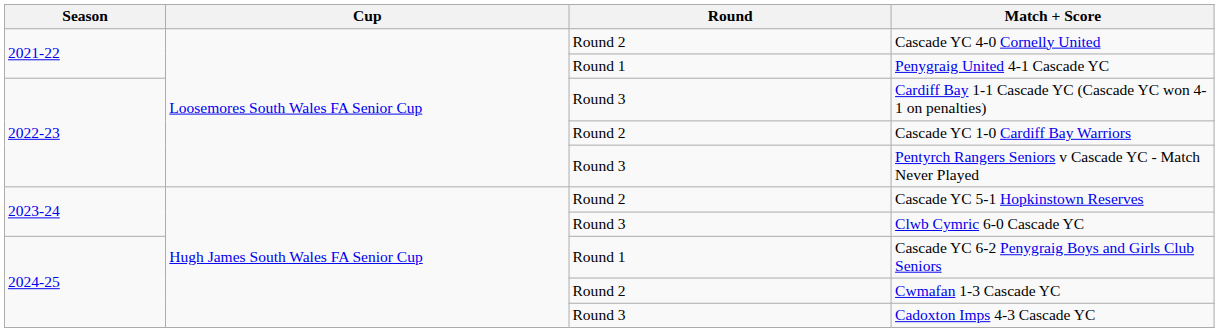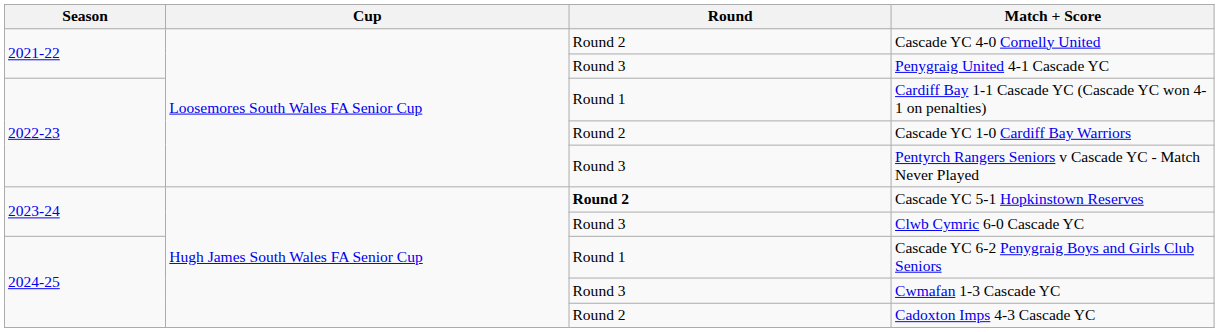(599, 66) Round 1 -> (599, 66) Round 3
(599, 99) Round 3 -> (599, 99) Round 1
(599, 199) normal -> (601, 199) bold
(599, 290) Round 2 -> (599, 290) Round 3
(599, 315) Round 3 -> (599, 315) Round 2
